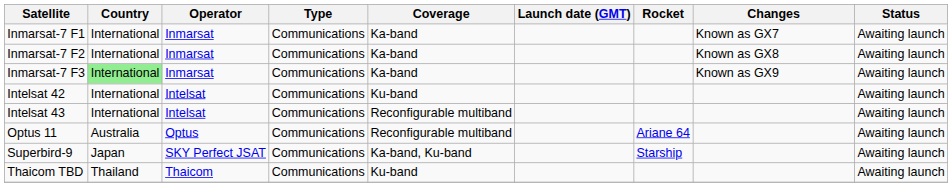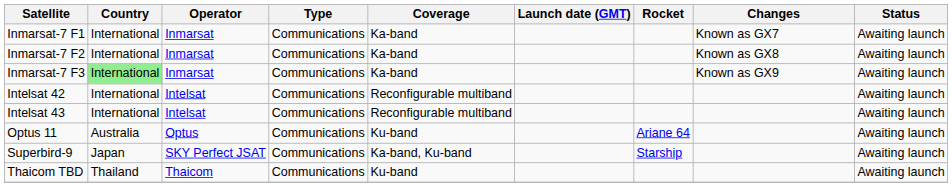(394, 93) Ku-band -> (441, 93) Reconfigurable multiband
(441, 133) Reconfigurable multiband -> (394, 133) Ku-band
